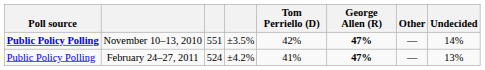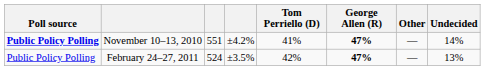(241, 40) ±3.5% -> (241, 40) ±4.2%
(292, 40) 42% -> (292, 40) 41%
(241, 57) ±4.2% -> (241, 57) ±3.5%
(292, 57) 41% -> (292, 57) 42%
